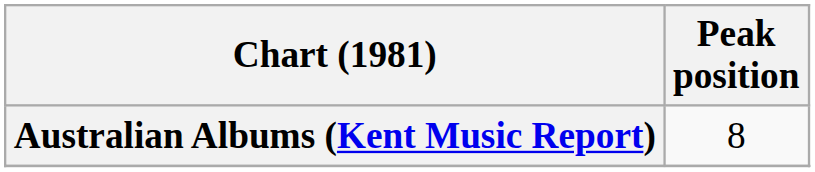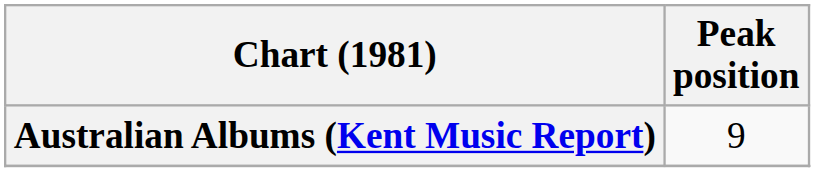(736, 135) 8 -> (736, 135) 9
